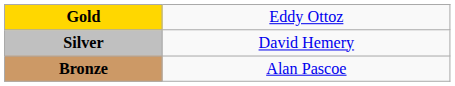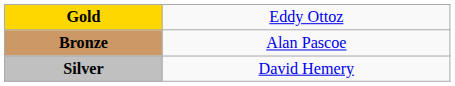rows swapped: (83, 42) <-> (83, 68)
